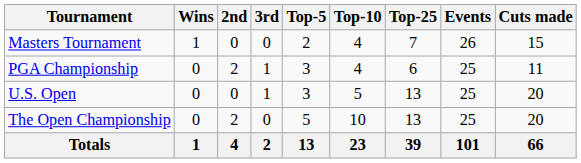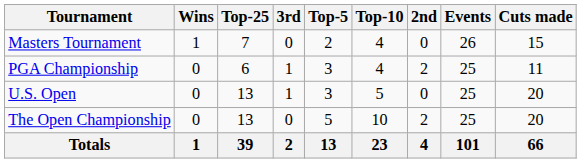columns swapped: (234, 17) <-> (413, 17)
